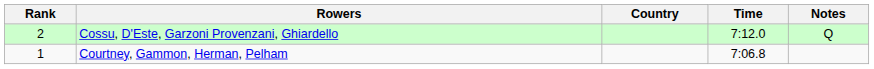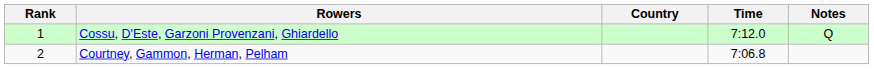(40, 34) 2 -> (40, 34) 1
(40, 53) 1 -> (40, 53) 2
